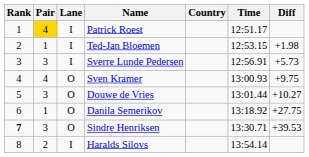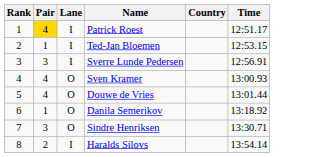- column: (287, 12)
(45, 95) 3 -> (45, 95) 4
(19, 128) bold -> (19, 128) normal
